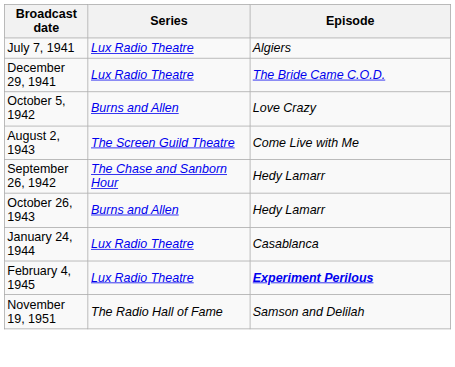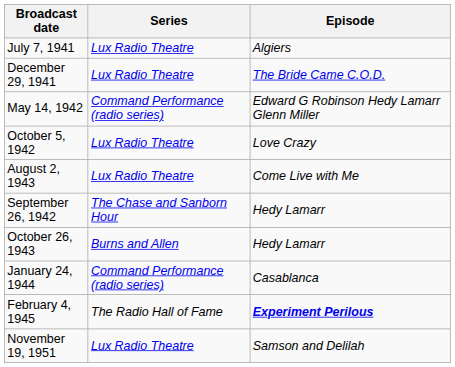+ row: (45, 108)
(135, 108) Burns and Allen -> (142, 142) Lux Radio Theatre
(163, 142) The Screen Guild Theatre -> (142, 176) Lux Radio Theatre
(142, 244) Lux Radio Theatre -> (157, 278) Command Performance (radio series)
(142, 278) Lux Radio Theatre -> (157, 311) The Radio Hall of Fame
(157, 311) The Radio Hall of Fame -> (142, 345) Lux Radio Theatre
